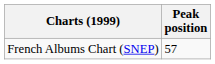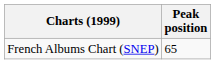(171, 48) 57 -> (171, 48) 65
